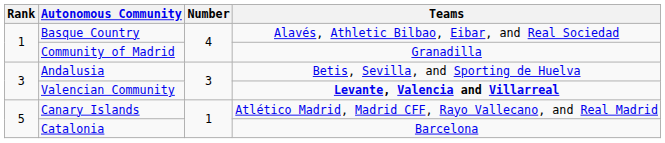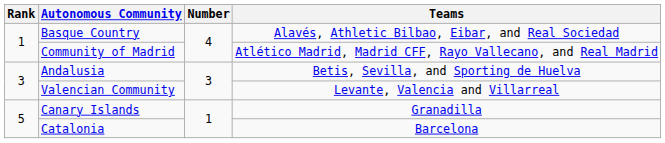(447, 52) Granadilla -> (447, 52) Atlético Madrid, Madrid CFF, Rayo Vallecano, and Real Madrid
(447, 90) bold -> (447, 90) normal
(447, 109) Atlético Madrid, Madrid CFF, Rayo Vallecano, and Real Madrid -> (447, 109) Granadilla
